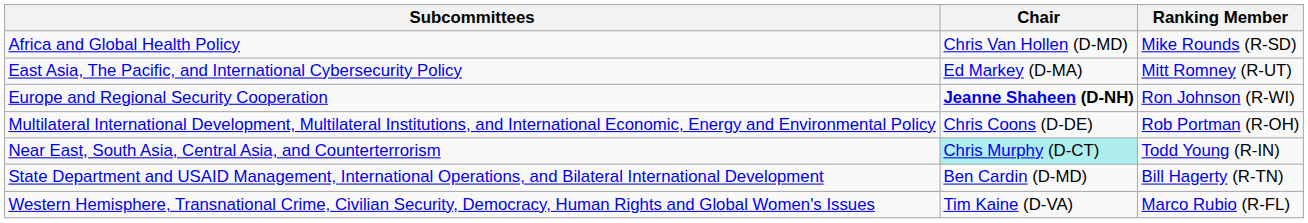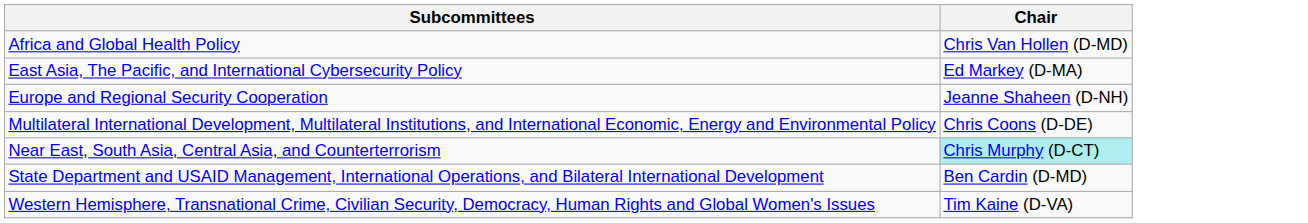- column: (1220, 17)
(1039, 97) bold -> (1036, 97) normal
